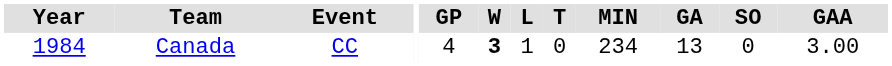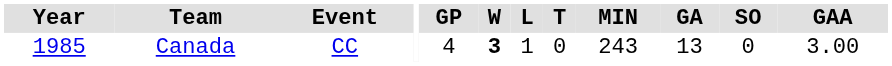(59, 47) 1984 -> (59, 47) 1985
(618, 47) 234 -> (618, 47) 243
